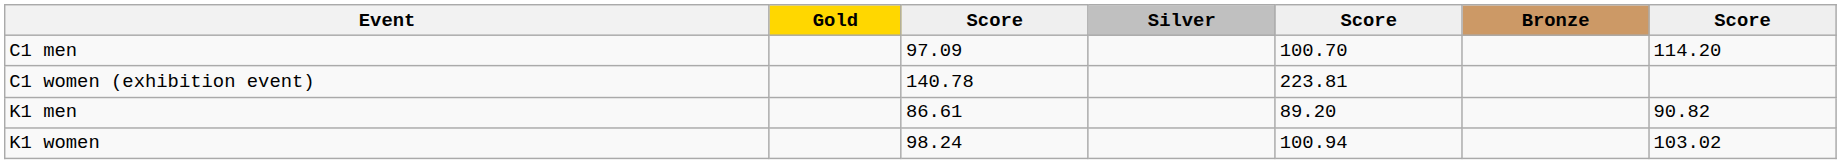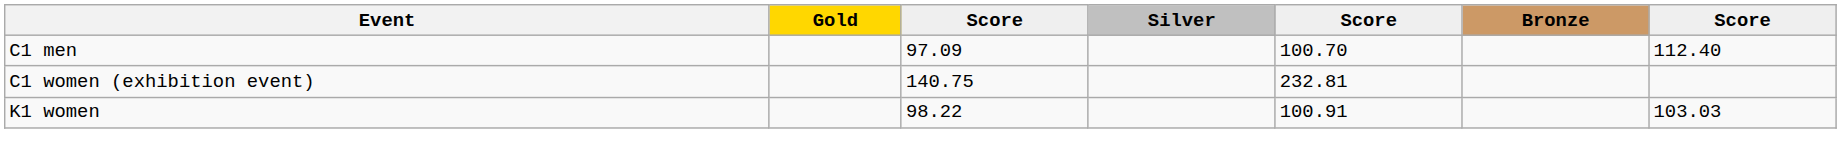(1687, 51) 114.20 -> (1687, 51) 112.40
(940, 82) 140.78 -> (940, 82) 140.75
(1314, 82) 223.81 -> (1314, 82) 232.81
- row: (43, 112)
(934, 143) 98.24 -> (934, 112) 98.22
(1314, 143) 100.94 -> (1314, 112) 100.91
(1687, 143) 103.02 -> (1687, 112) 103.03
